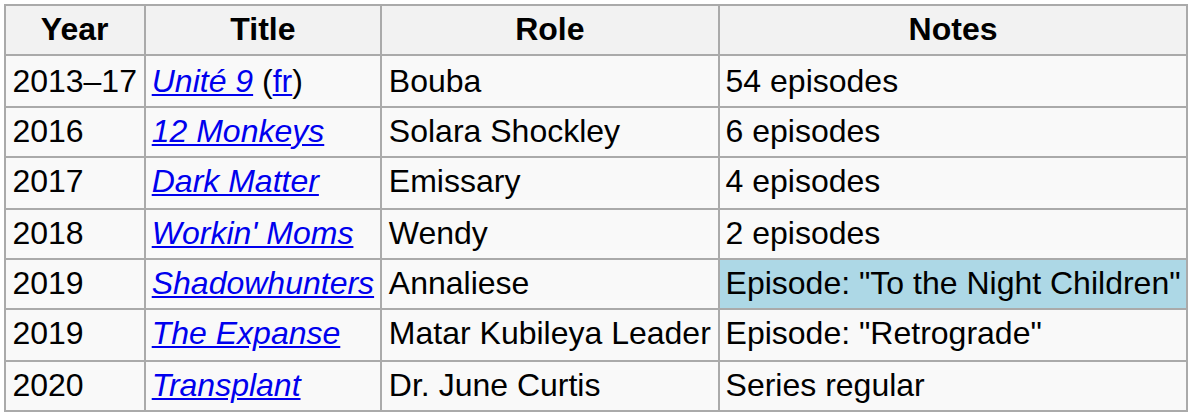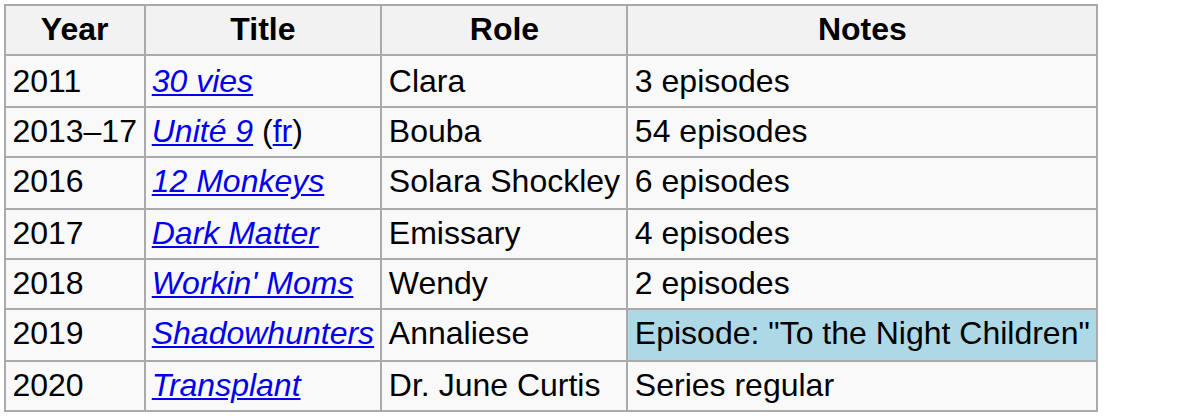+ row: (202, 80)
- row: (246, 334)
